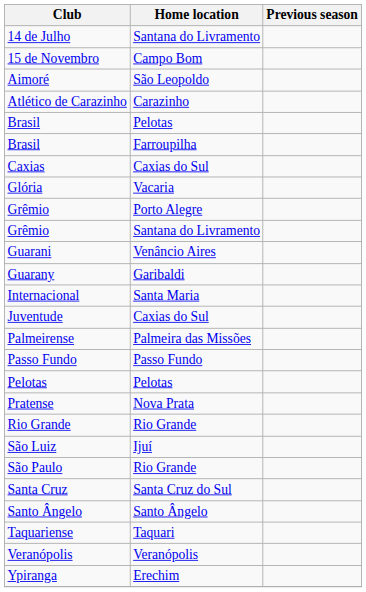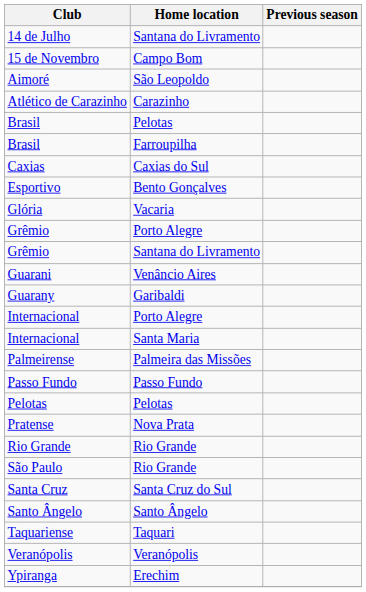+ row: (34, 187)
+ row: (43, 317)
- row: (35, 317)
- row: (32, 446)
